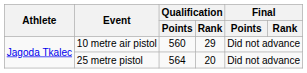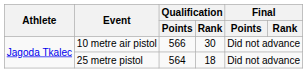(177, 45) 560 -> (177, 45) 566
(210, 45) 29 -> (210, 45) 30
(210, 60) 20 -> (210, 60) 18
